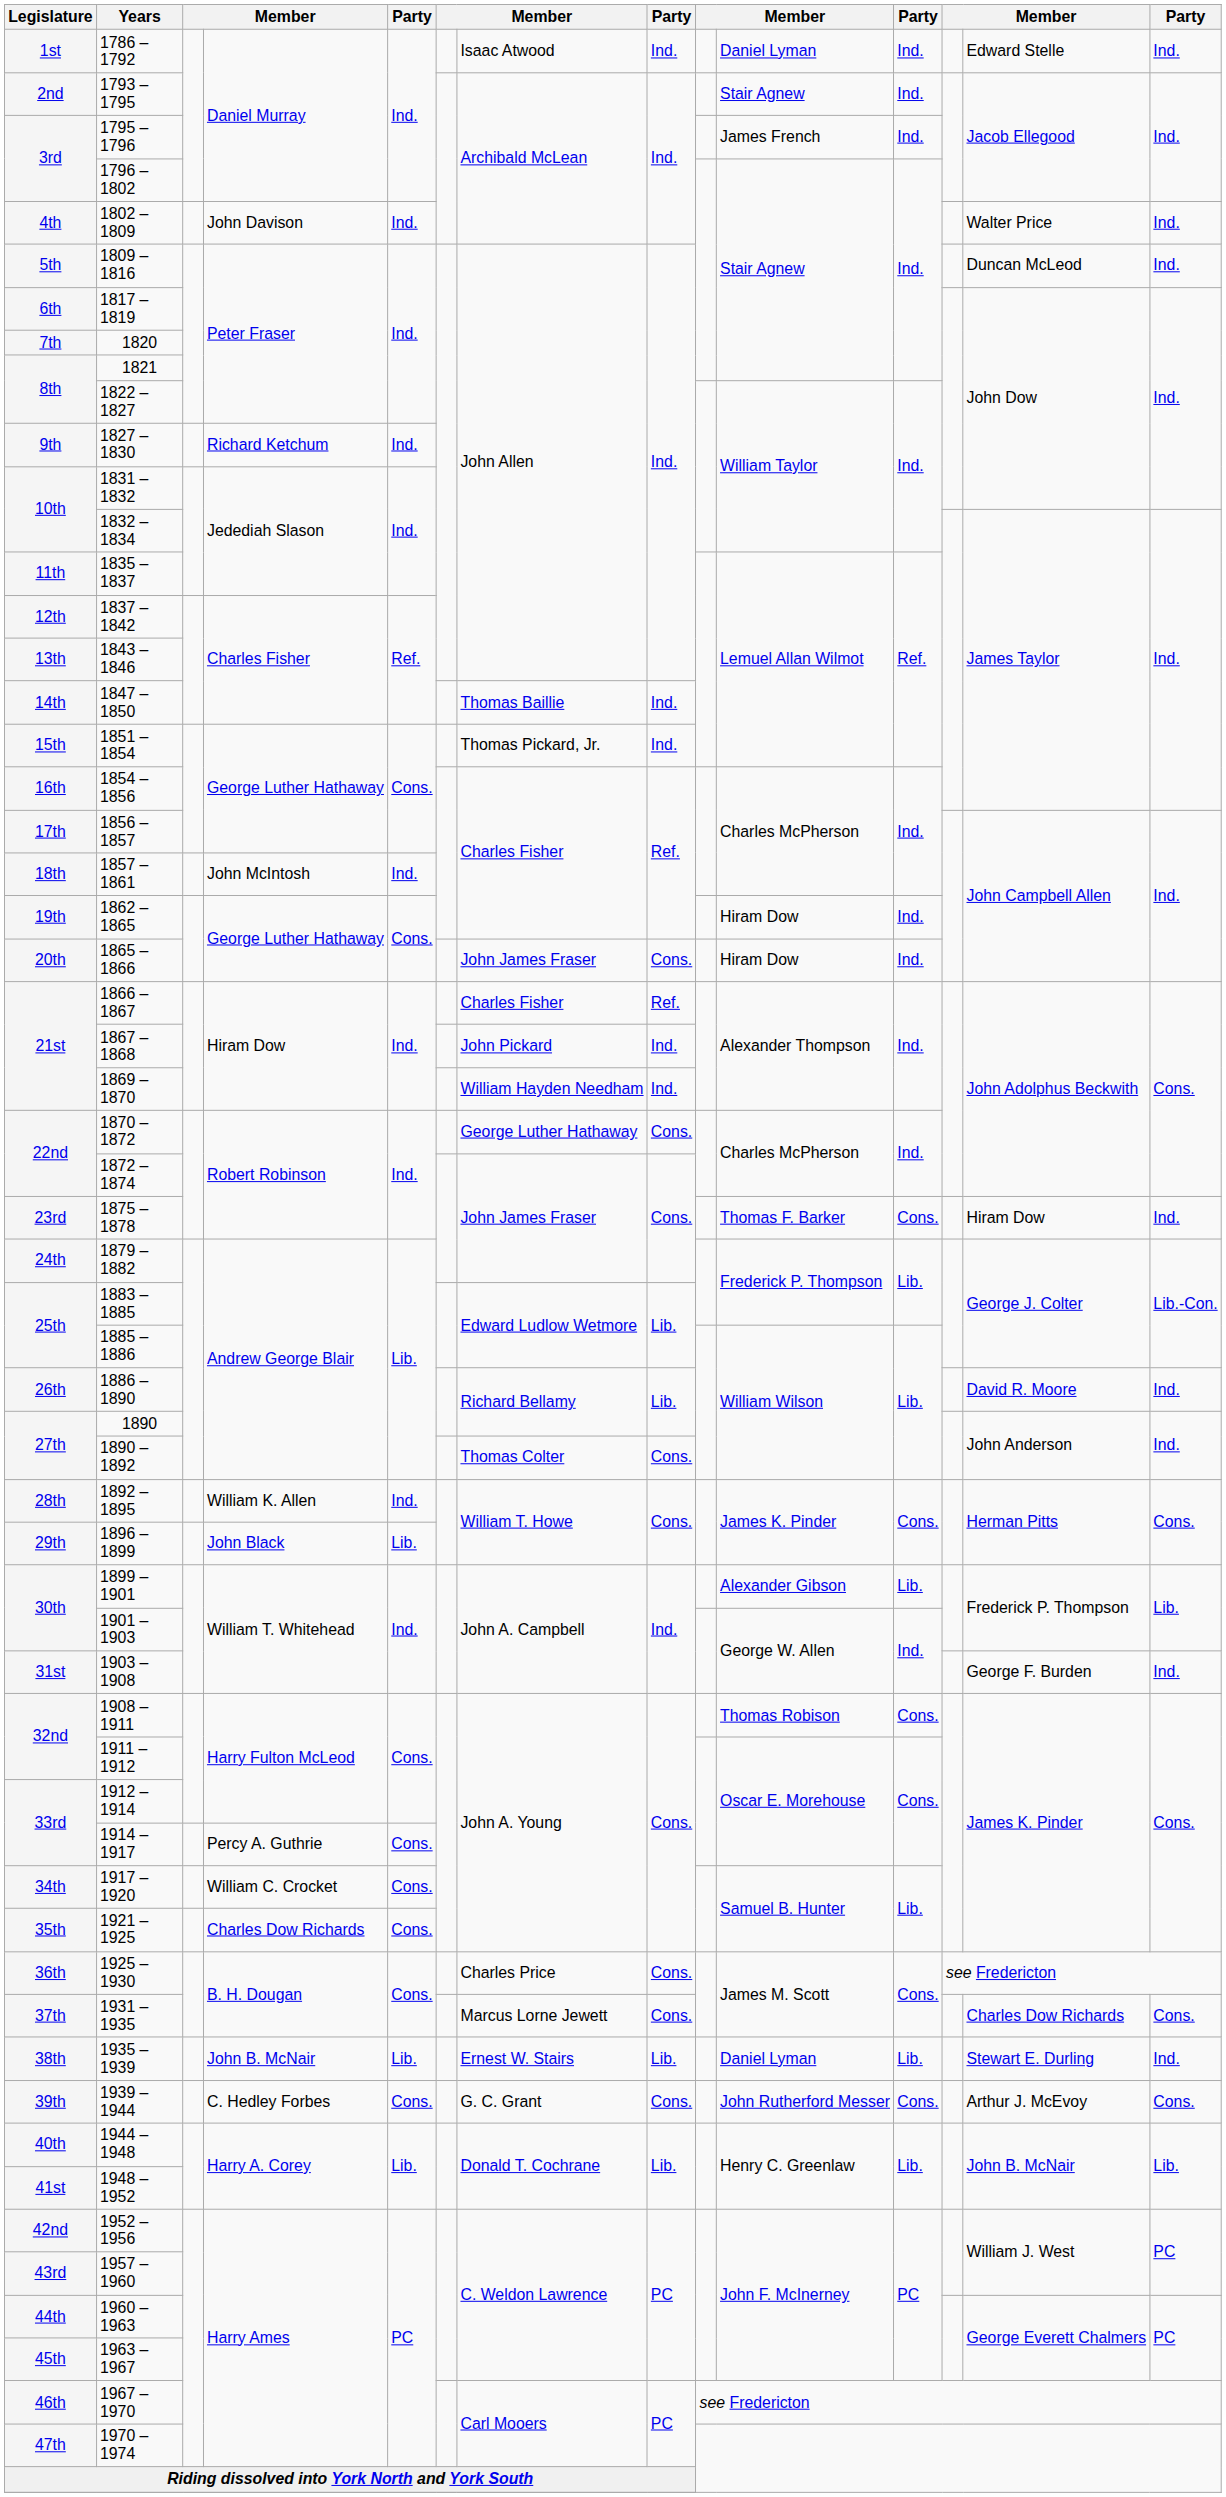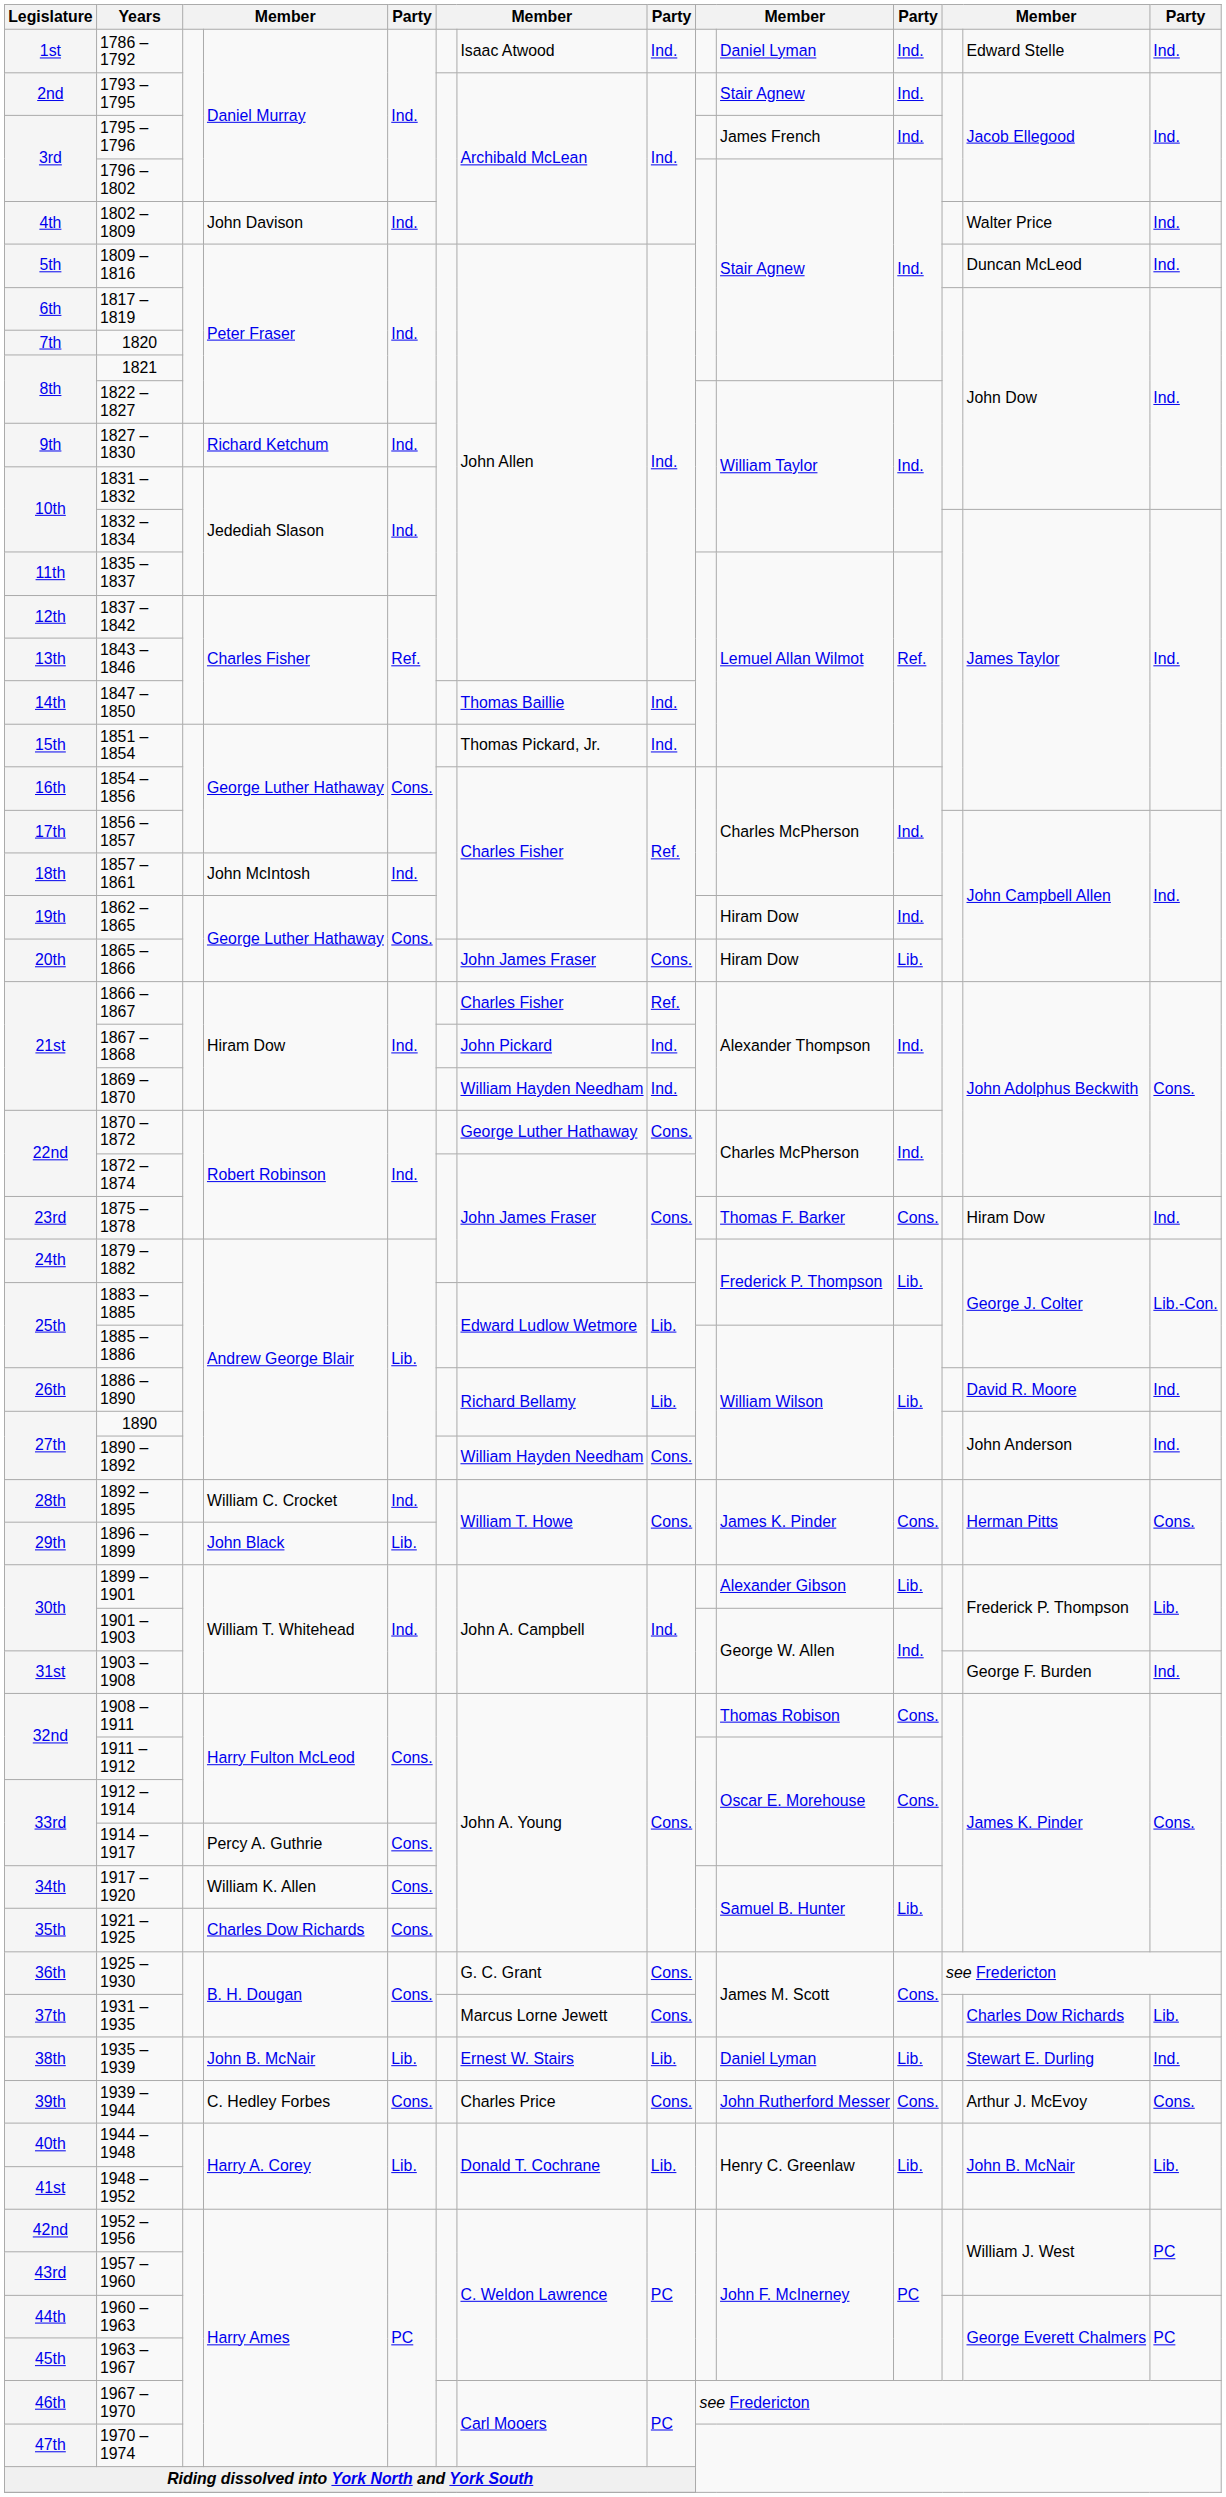(910, 960) Ind. -> (910, 960) Lib.
(512, 1457) Thomas Colter -> (552, 1457) William Hayden Needham
(262, 1500) William K. Allen -> (272, 1500) William C. Crocket
(272, 1887) William C. Crocket -> (262, 1887) William K. Allen
(508, 1972) Charles Price -> (501, 1972) G. C. Grant
(1174, 2015) Cons. -> (1166, 2015) Lib.
(501, 2101) G. C. Grant -> (508, 2101) Charles Price
